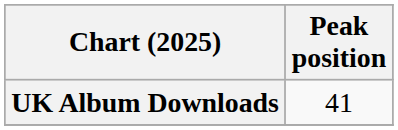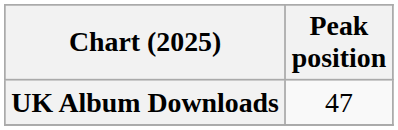(339, 102) 41 -> (339, 102) 47
